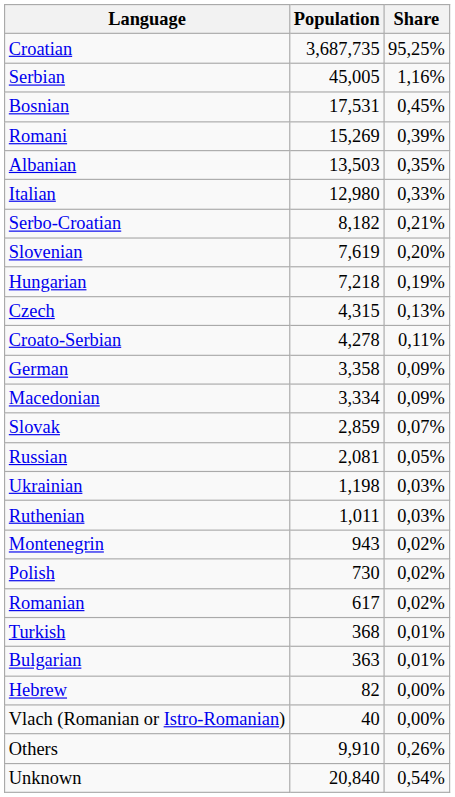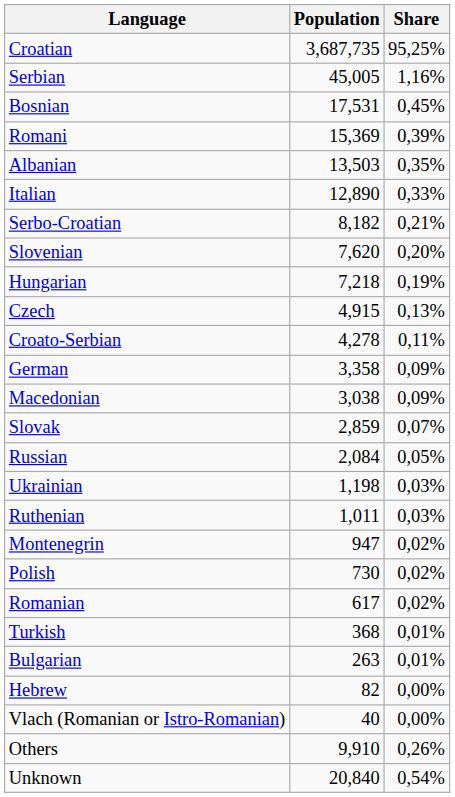(354, 135) 15,269 -> (354, 135) 15,369
(354, 194) 12,980 -> (354, 194) 12,890
(359, 252) 7,619 -> (359, 252) 7,620
(359, 310) 4,315 -> (359, 310) 4,915
(359, 398) 3,334 -> (359, 398) 3,038
(359, 456) 2,081 -> (359, 456) 2,084
(366, 544) 943 -> (366, 544) 947
(366, 661) 363 -> (366, 661) 263
